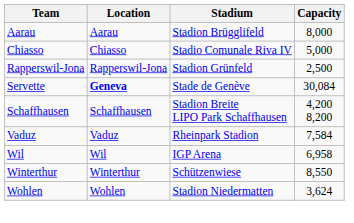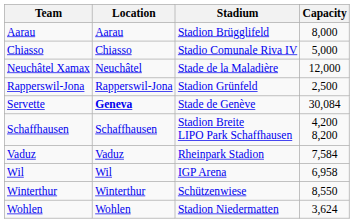+ row: (48, 68)
